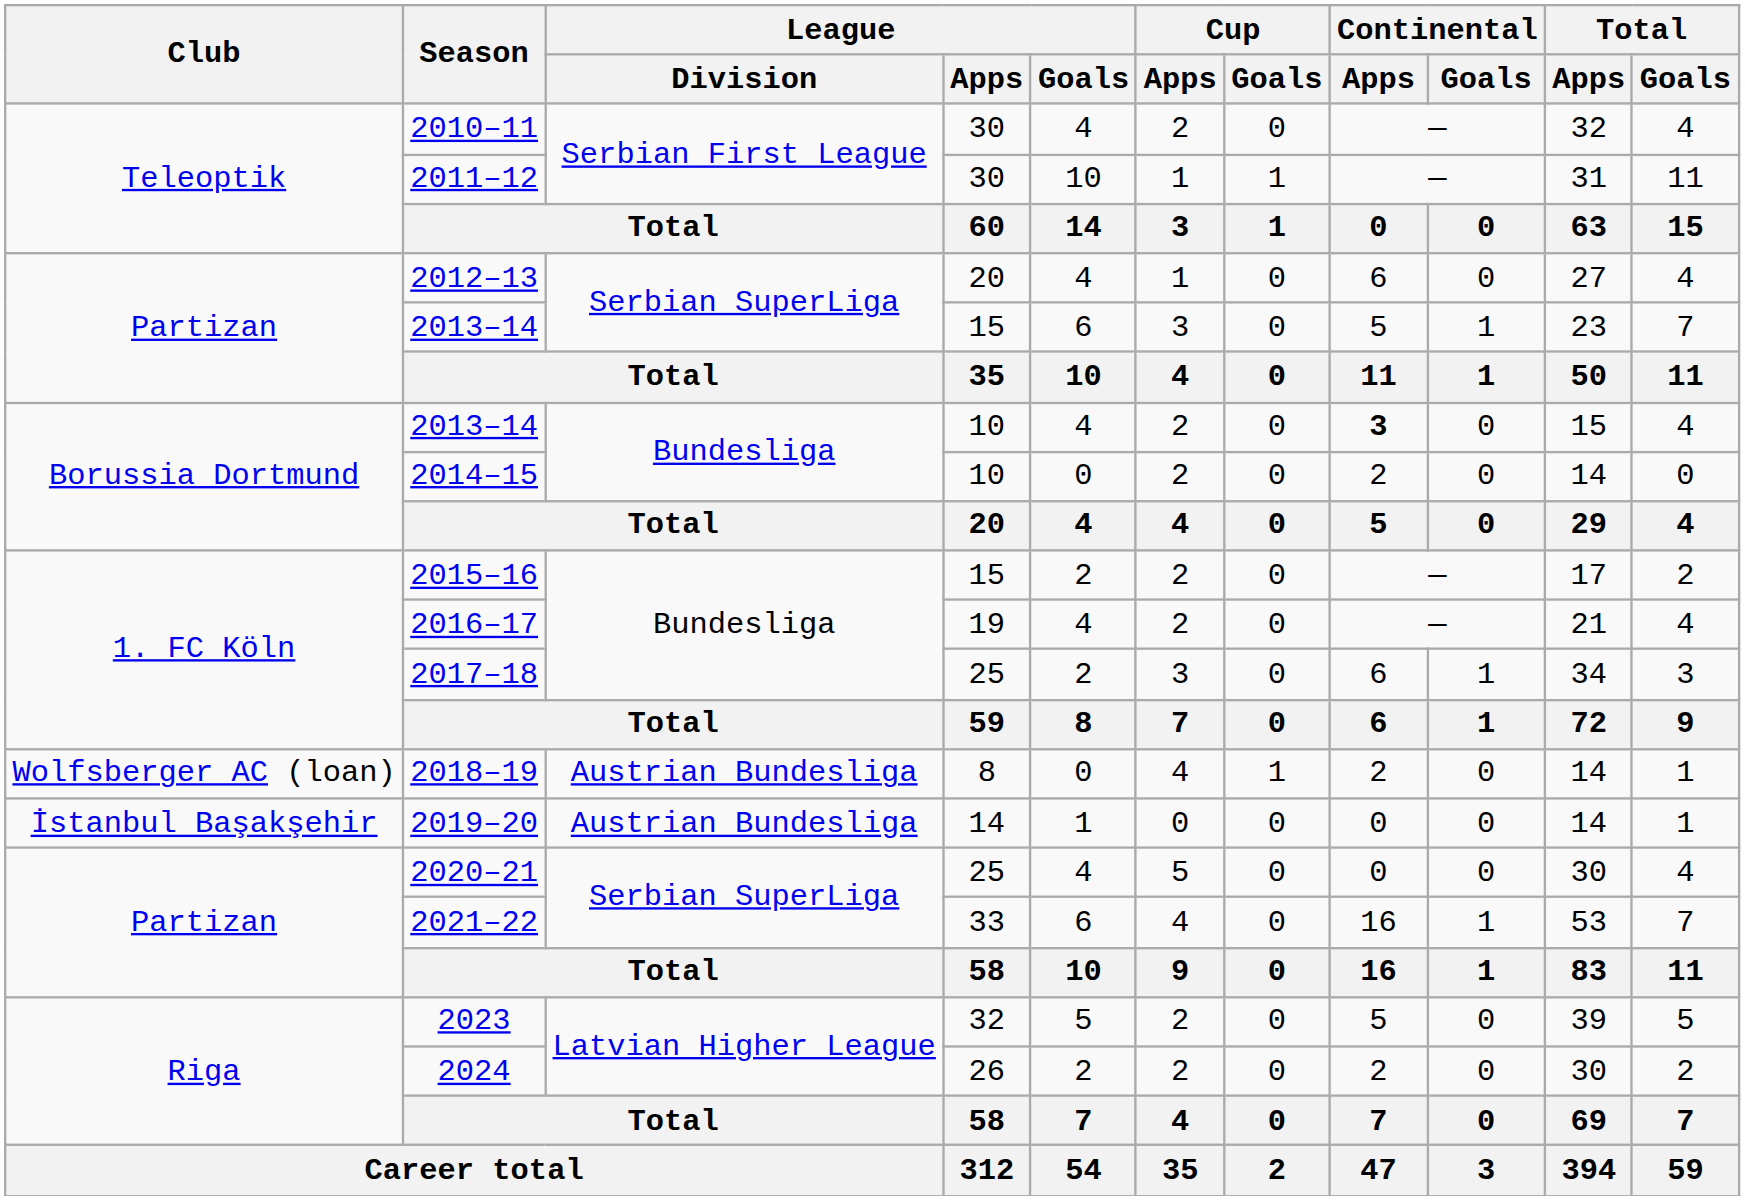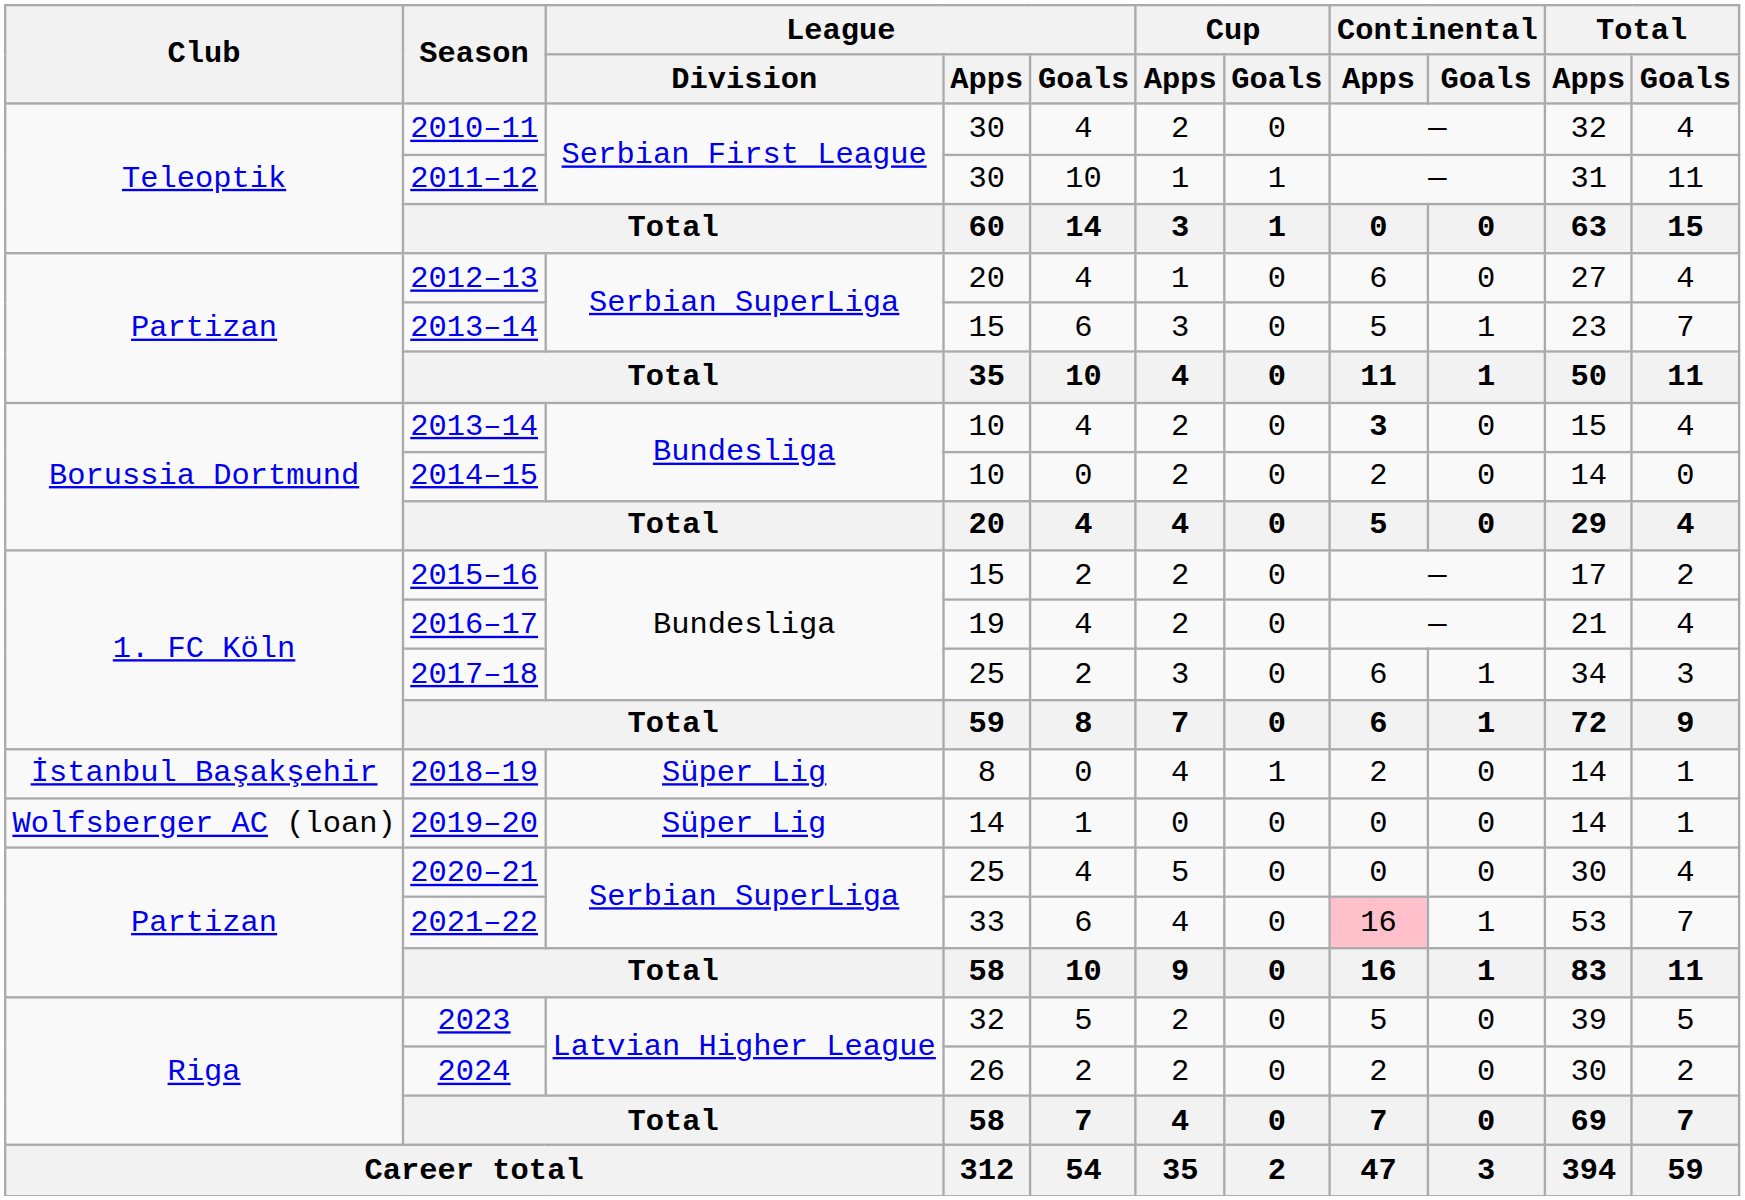(204, 774) Wolfsberger AC (loan) -> (204, 774) İstanbul Başakşehir
(744, 774) Austrian Bundesliga -> (744, 774) Süper Lig
(204, 823) İstanbul Başakşehir -> (204, 823) Wolfsberger AC (loan)
(744, 823) Austrian Bundesliga -> (744, 823) Süper Lig
(1378, 922) no background -> (1378, 922) pink background
